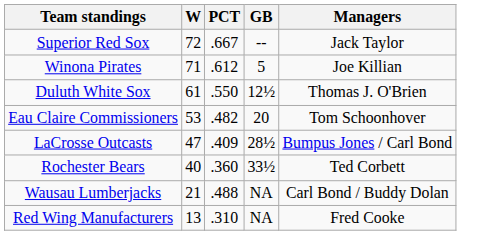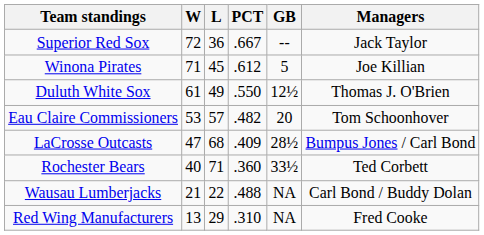+ column: (216, 17)
